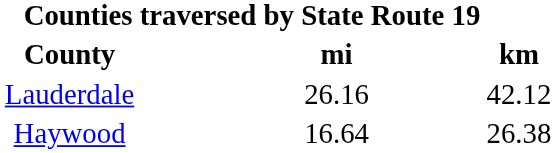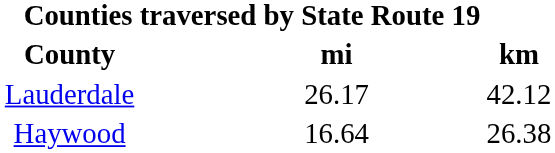(337, 94) 26.16 -> (337, 94) 26.17
